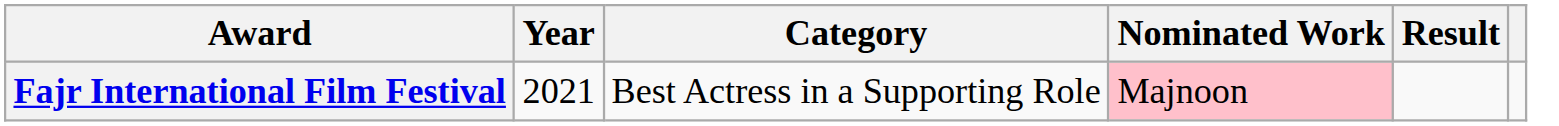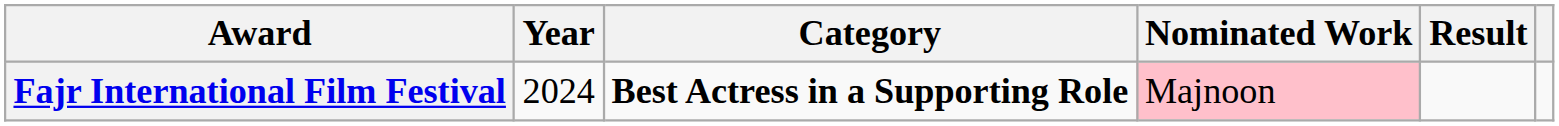(559, 90) 2021 -> (559, 90) 2024
(856, 90) normal -> (870, 90) bold
